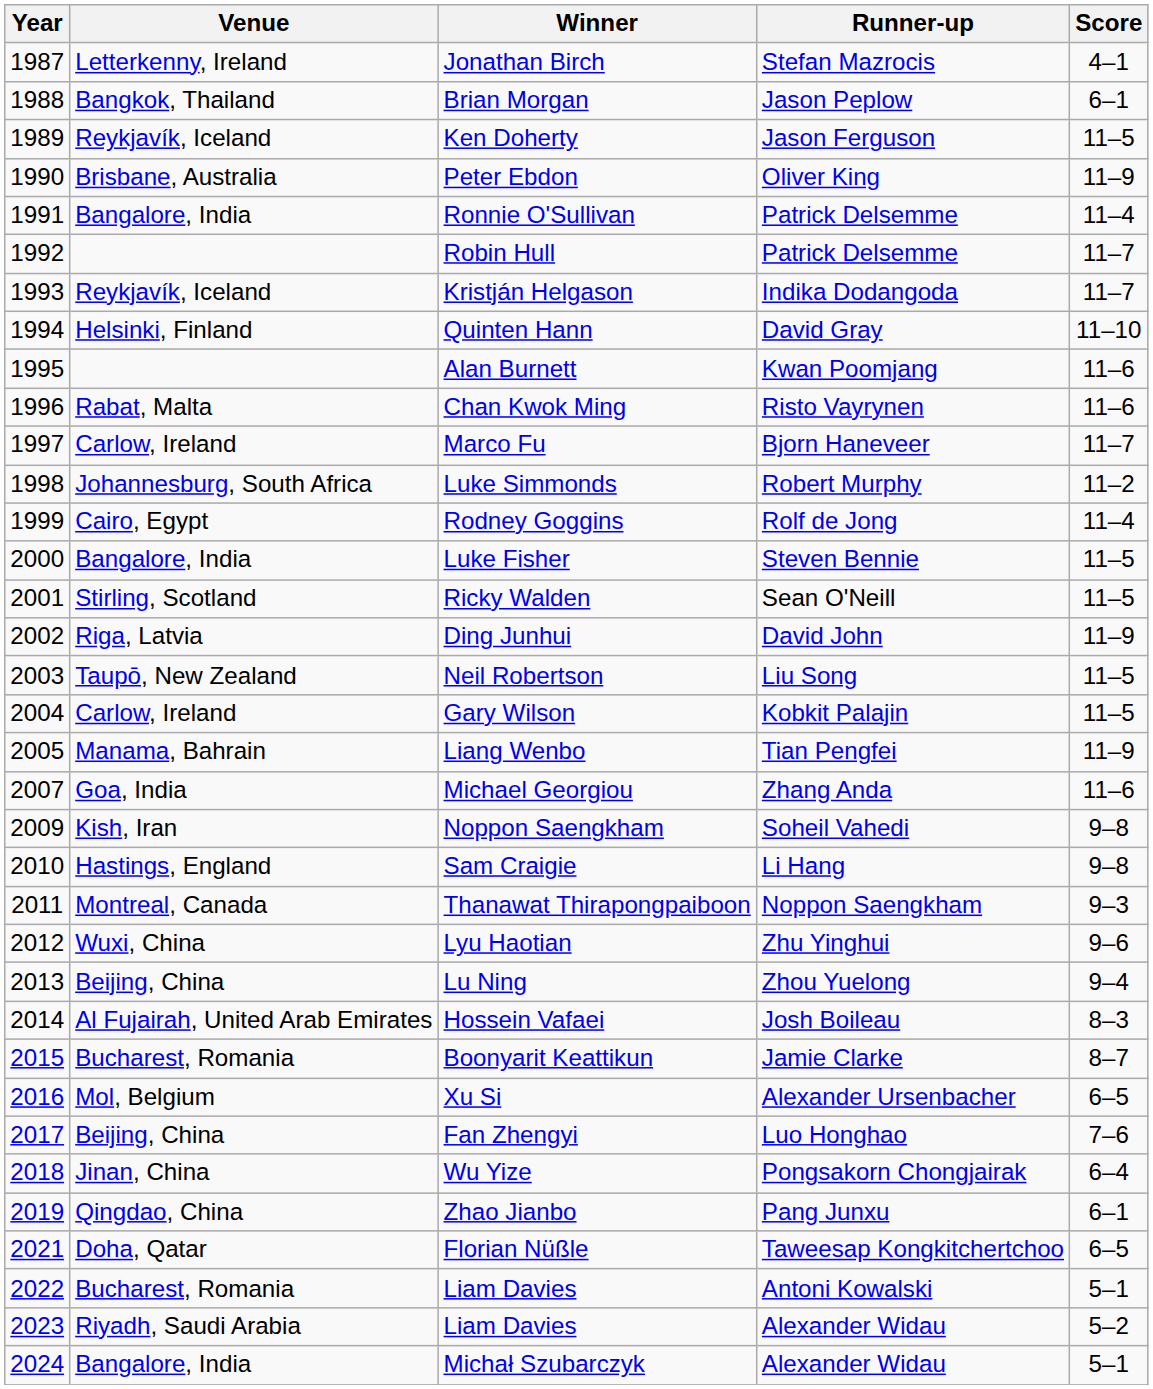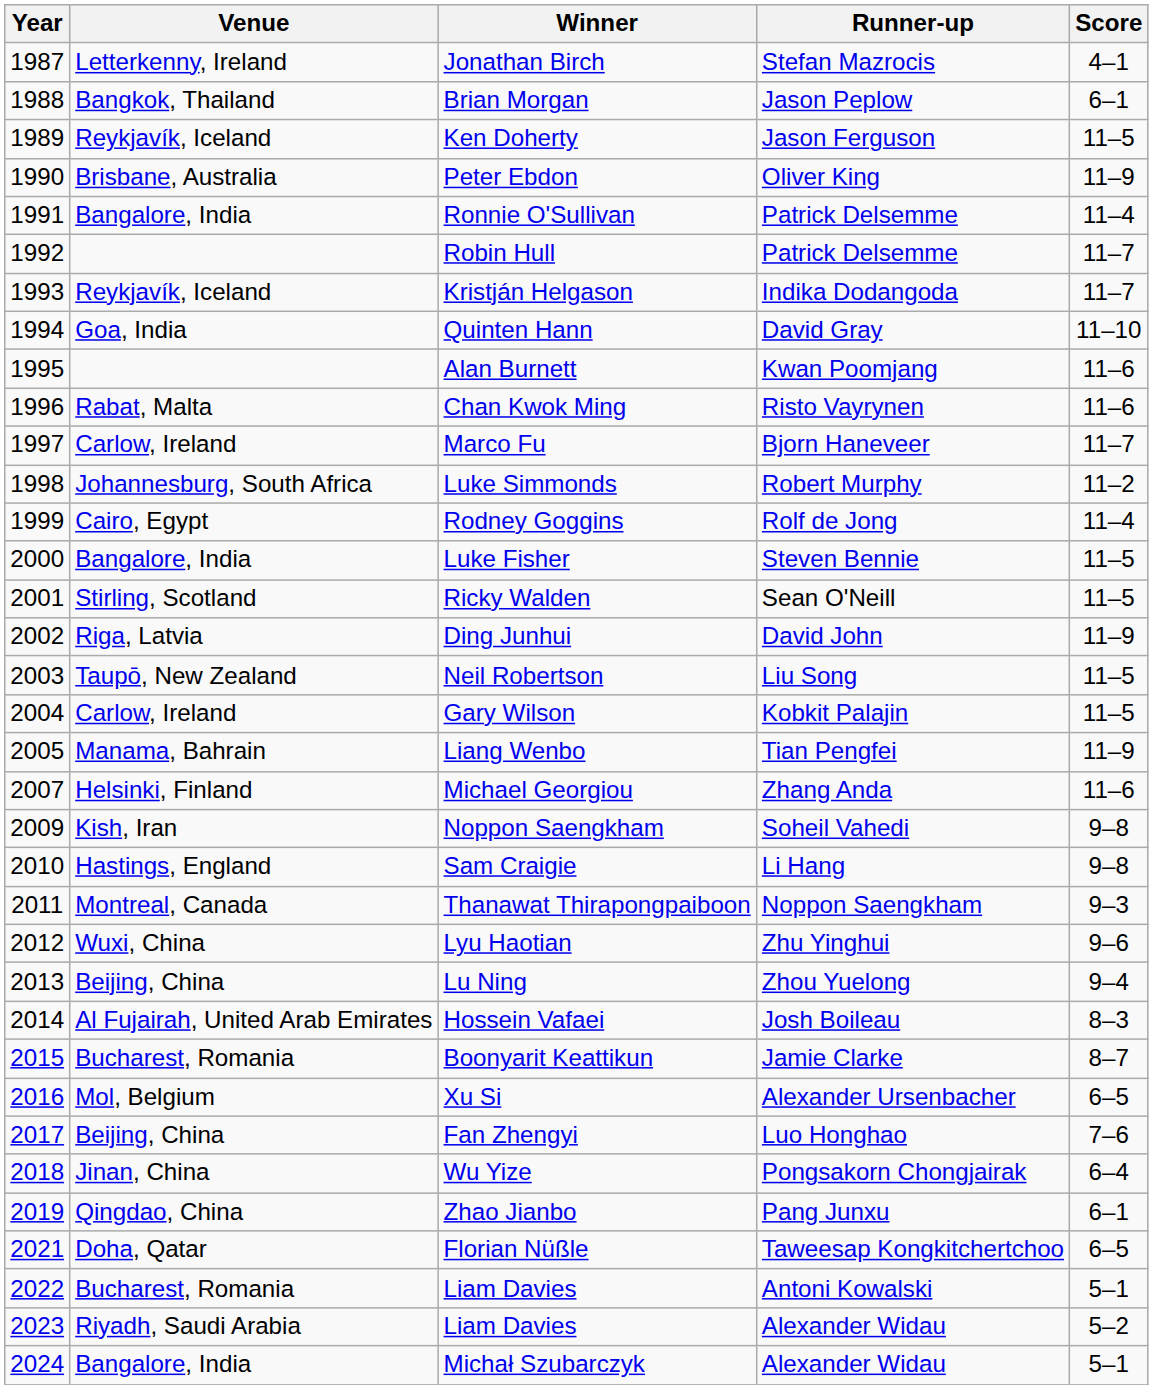(164, 330) Helsinki, Finland -> (131, 330) Goa, India
(131, 789) Goa, India -> (164, 789) Helsinki, Finland
